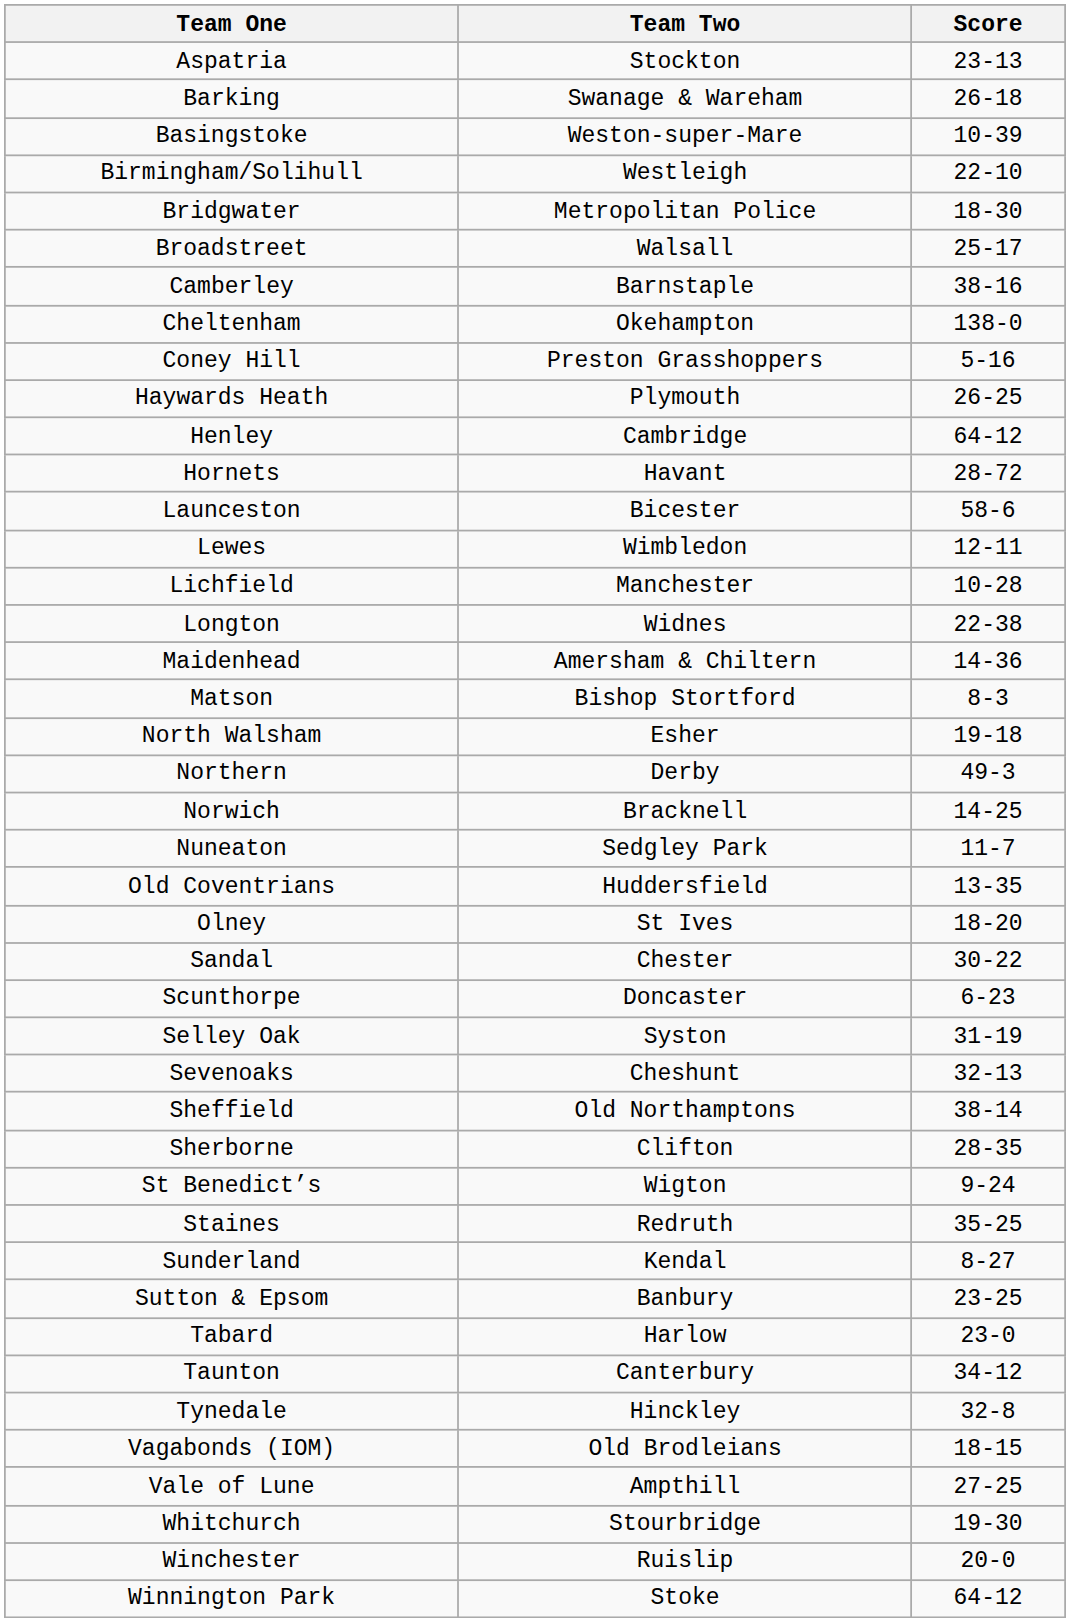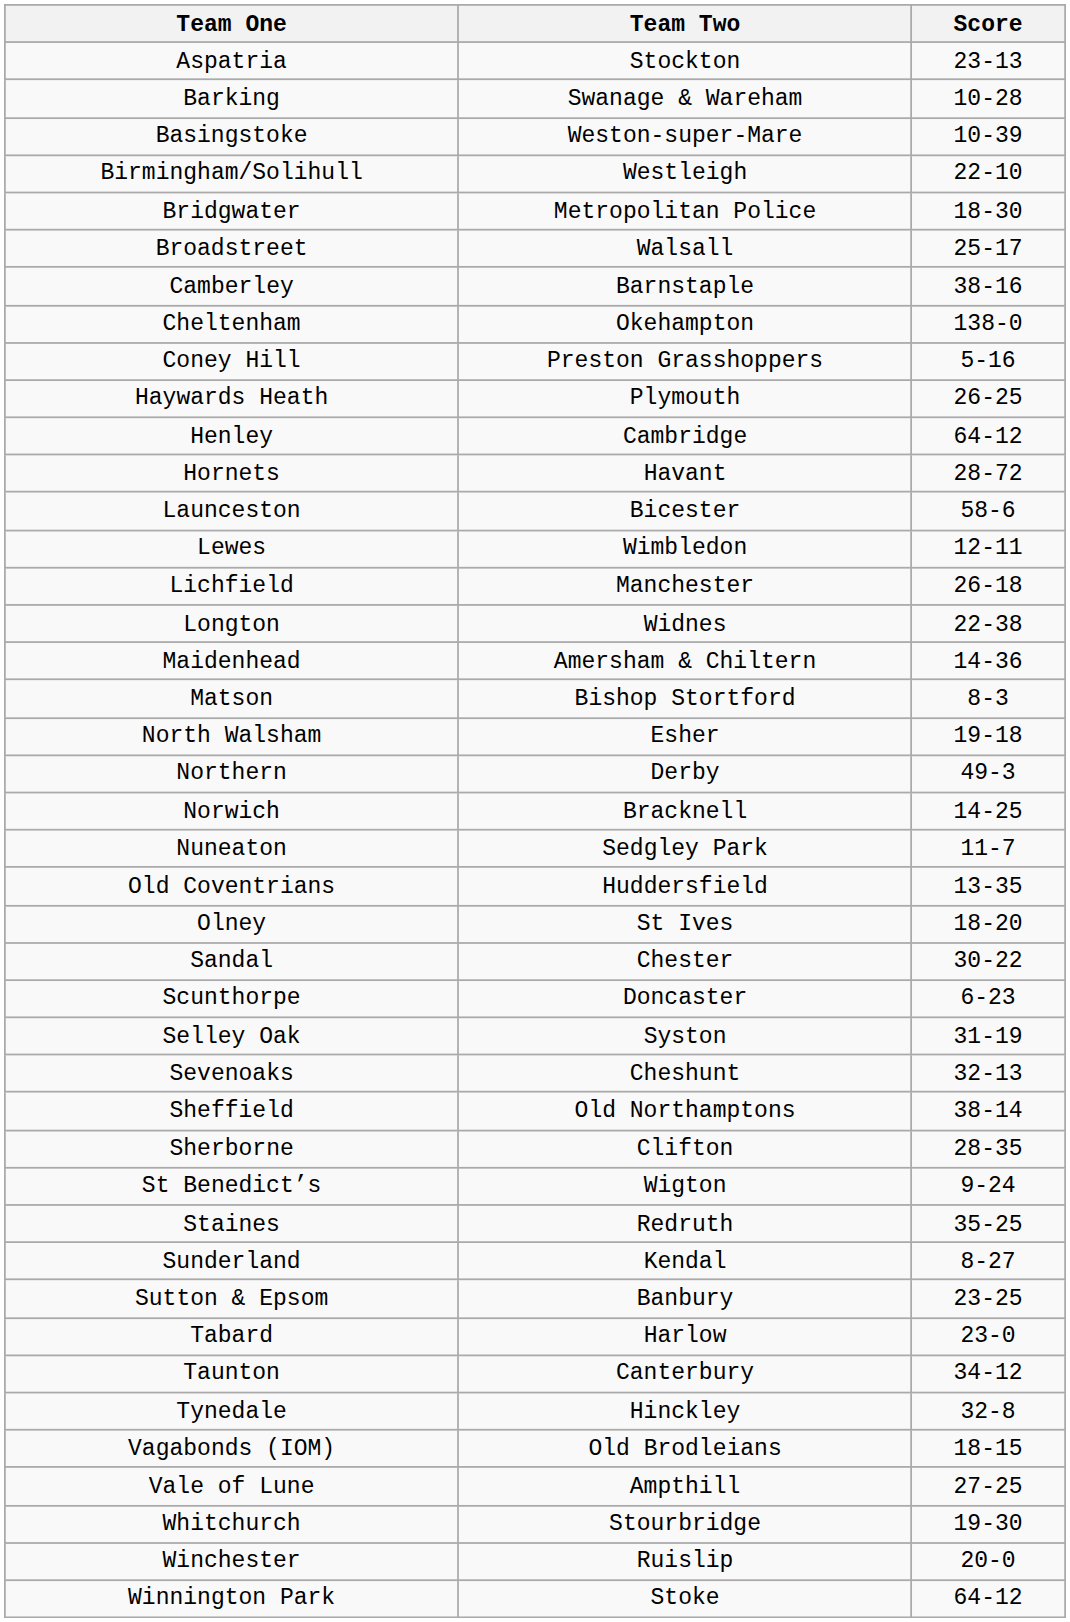(988, 99) 26-18 -> (988, 99) 10-28
(988, 586) 10-28 -> (988, 586) 26-18
